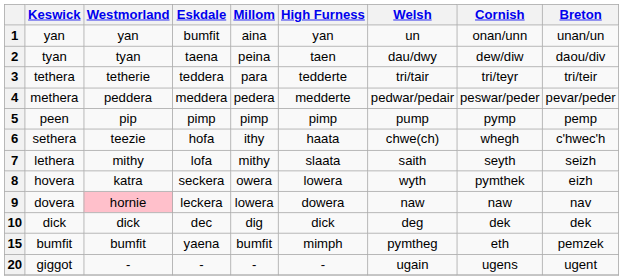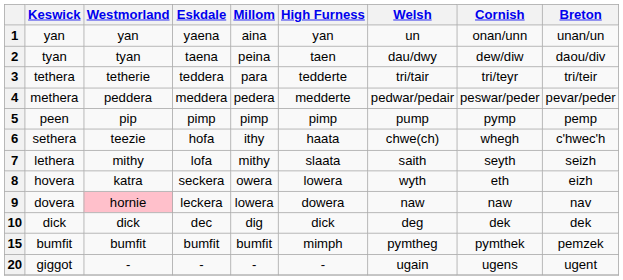(201, 35) bumfit -> (201, 35) yaena
(500, 181) pymthek -> (500, 181) eth
(201, 243) yaena -> (201, 243) bumfit
(500, 243) eth -> (500, 243) pymthek
